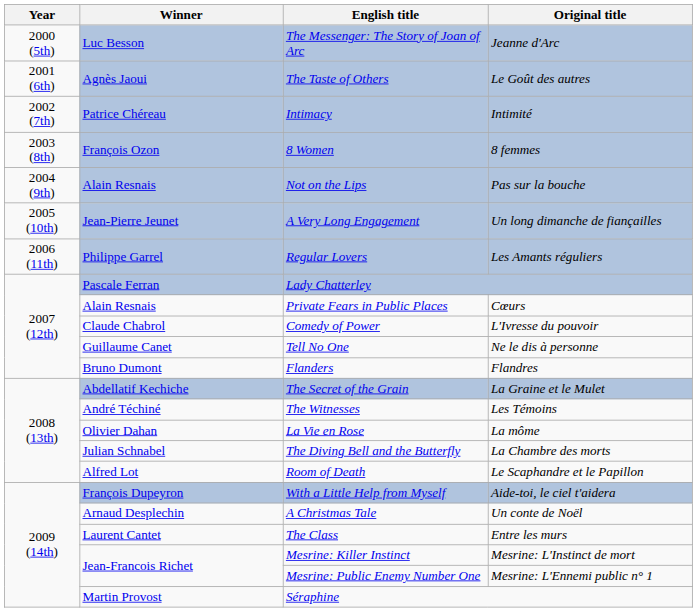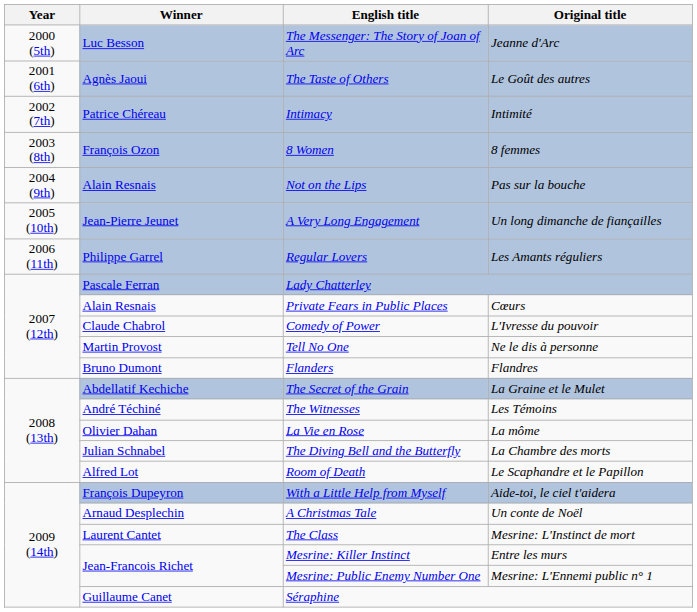(127, 347) Guillaume Canet -> (122, 347) Martin Provost
(529, 534) Entre les murs -> (563, 534) Mesrine: L'Instinct de mort
(563, 555) Mesrine: L'Instinct de mort -> (529, 555) Entre les murs
(122, 596) Martin Provost -> (127, 596) Guillaume Canet
